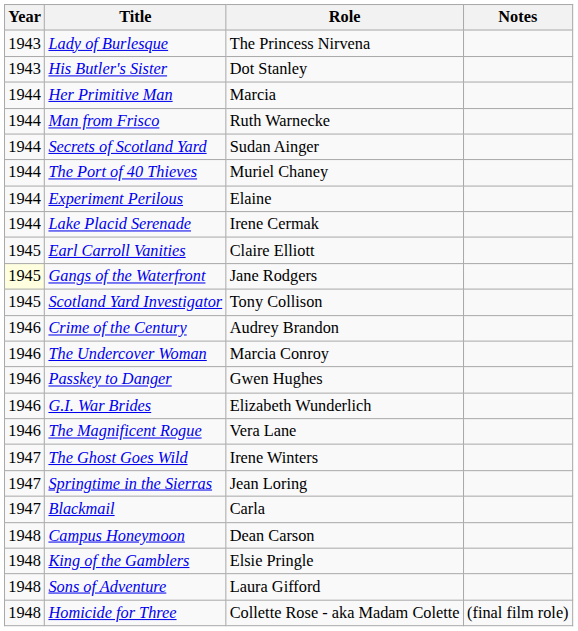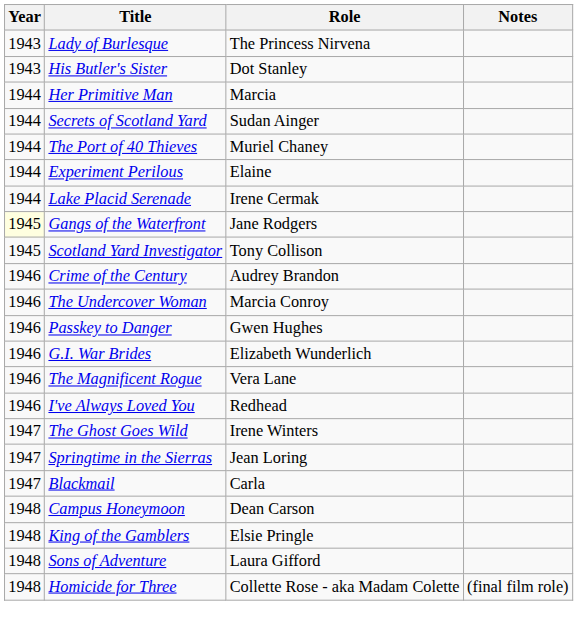- row: (104, 120)
- row: (117, 250)
+ row: (122, 405)
